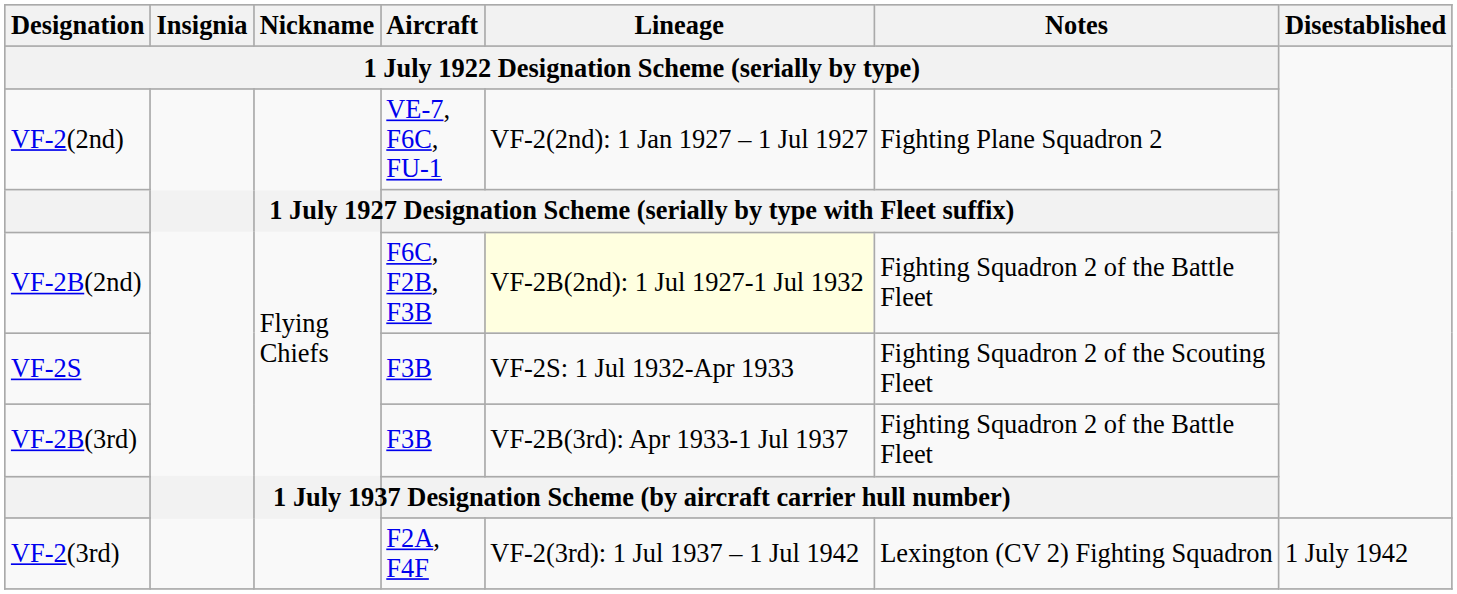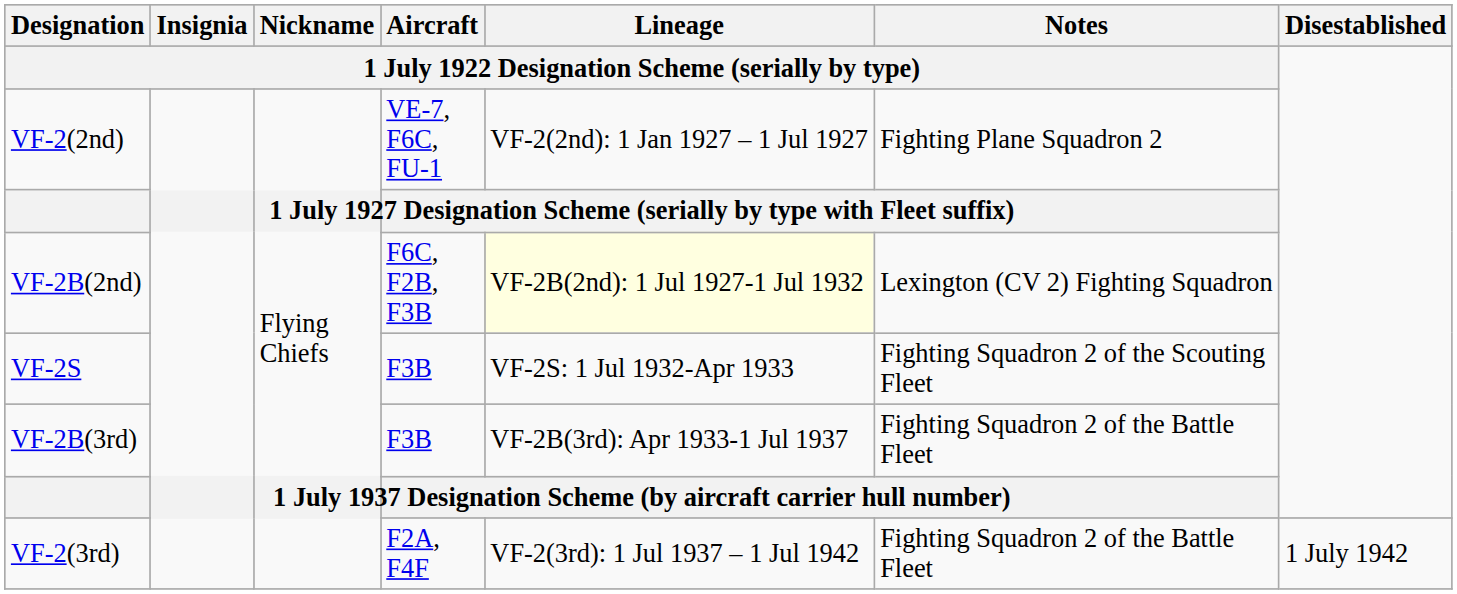(1057, 282) Fighting Squadron 2 of the Battle Fleet -> (1076, 282) Lexington (CV 2) Fighting Squadron
(1076, 553) Lexington (CV 2) Fighting Squadron -> (1057, 553) Fighting Squadron 2 of the Battle Fleet
